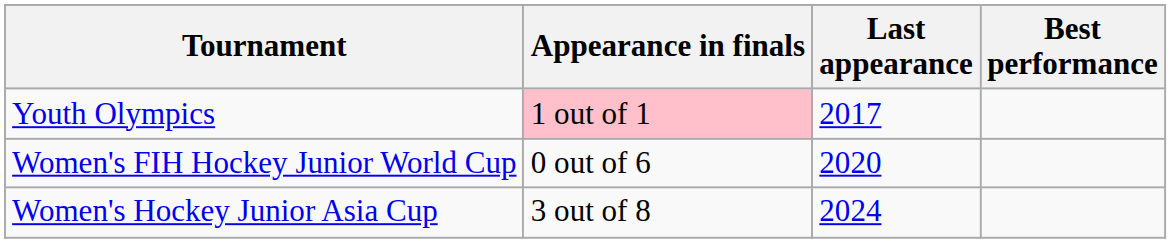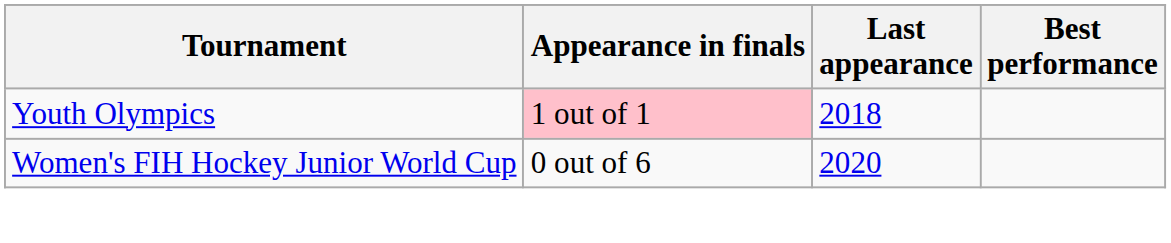(850, 113) 2017 -> (850, 113) 2018
- row: (225, 211)
